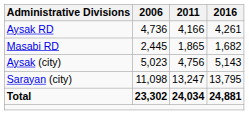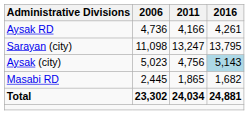rows swapped: (33, 46) <-> (39, 79)
(228, 63) no background -> (228, 63) lightblue background
